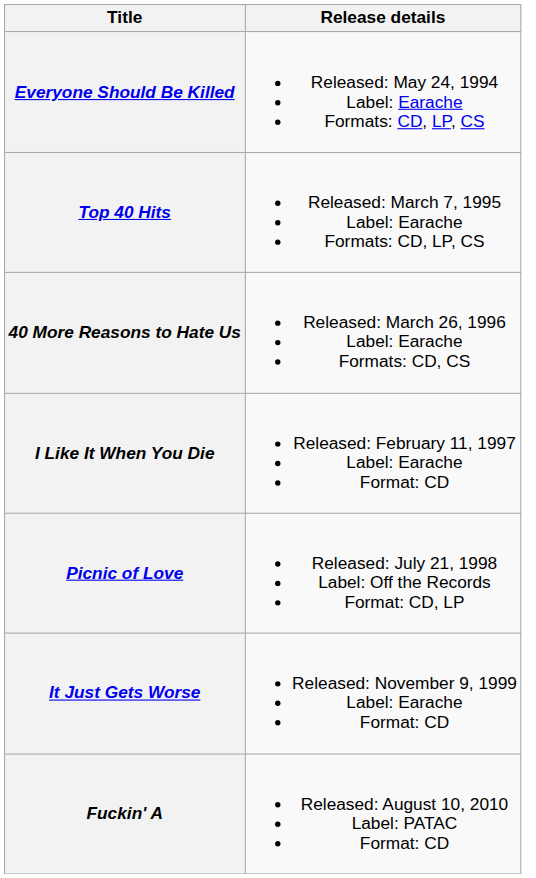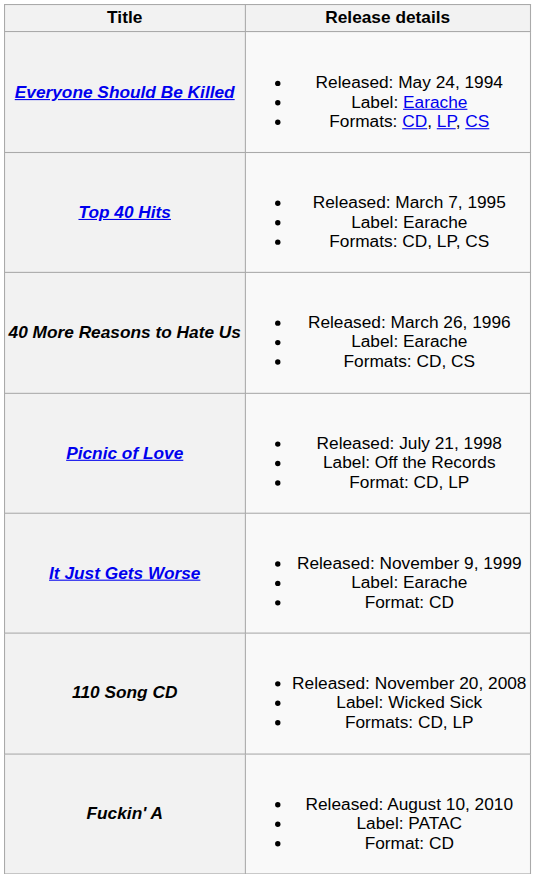- row: (125, 452)
+ row: (125, 693)
